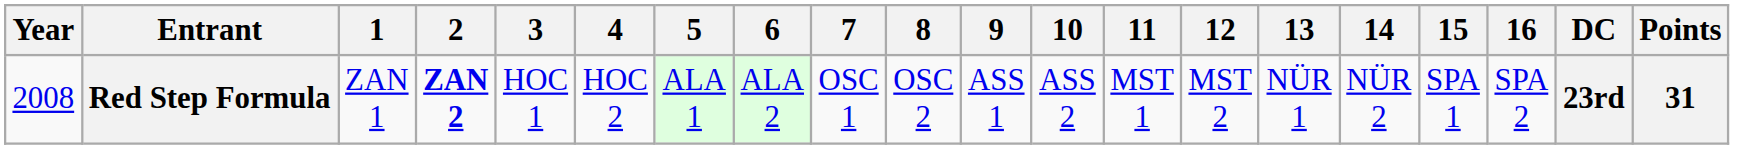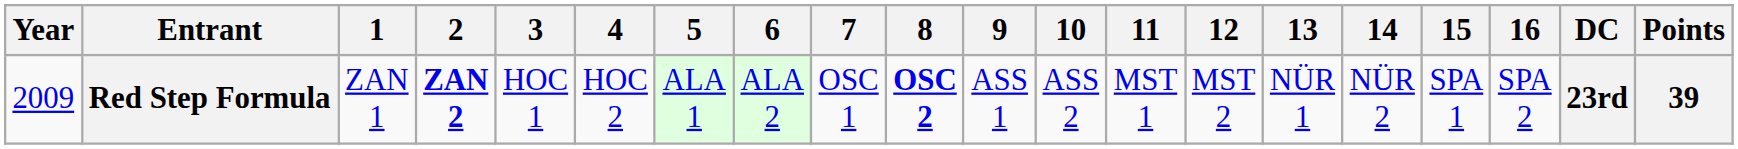(43, 98) 2008 -> (43, 98) 2009
(923, 98) normal -> (925, 98) bold
(1680, 98) 31 -> (1684, 98) 39
